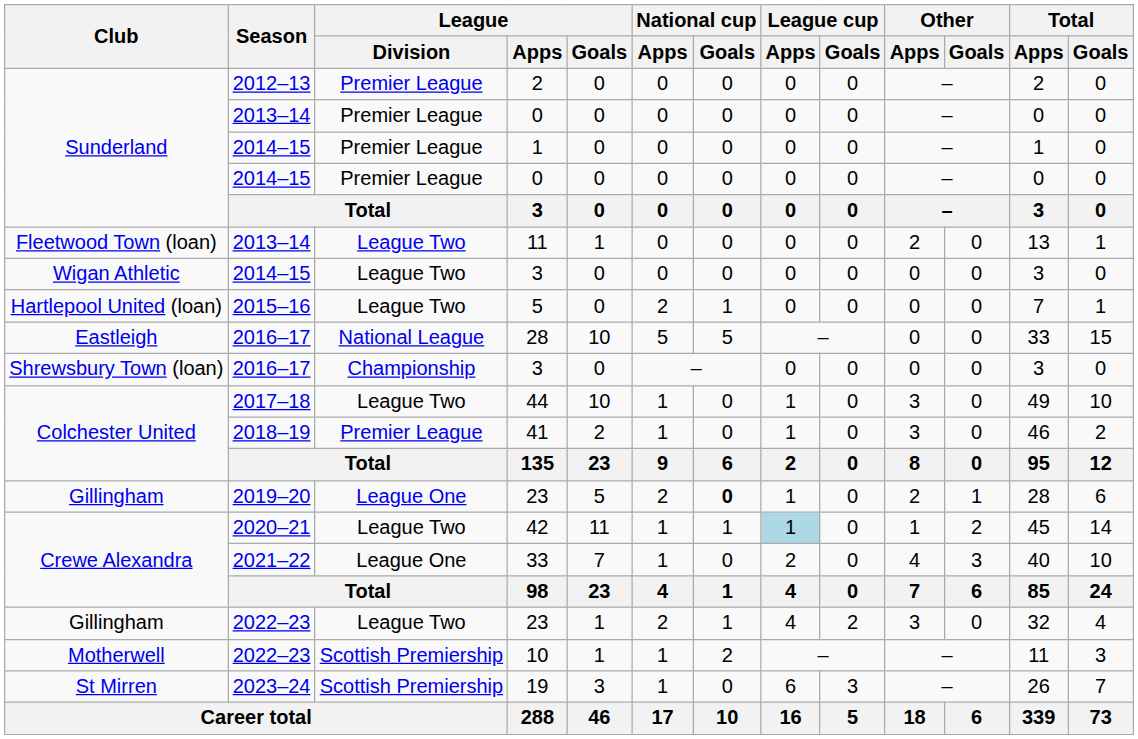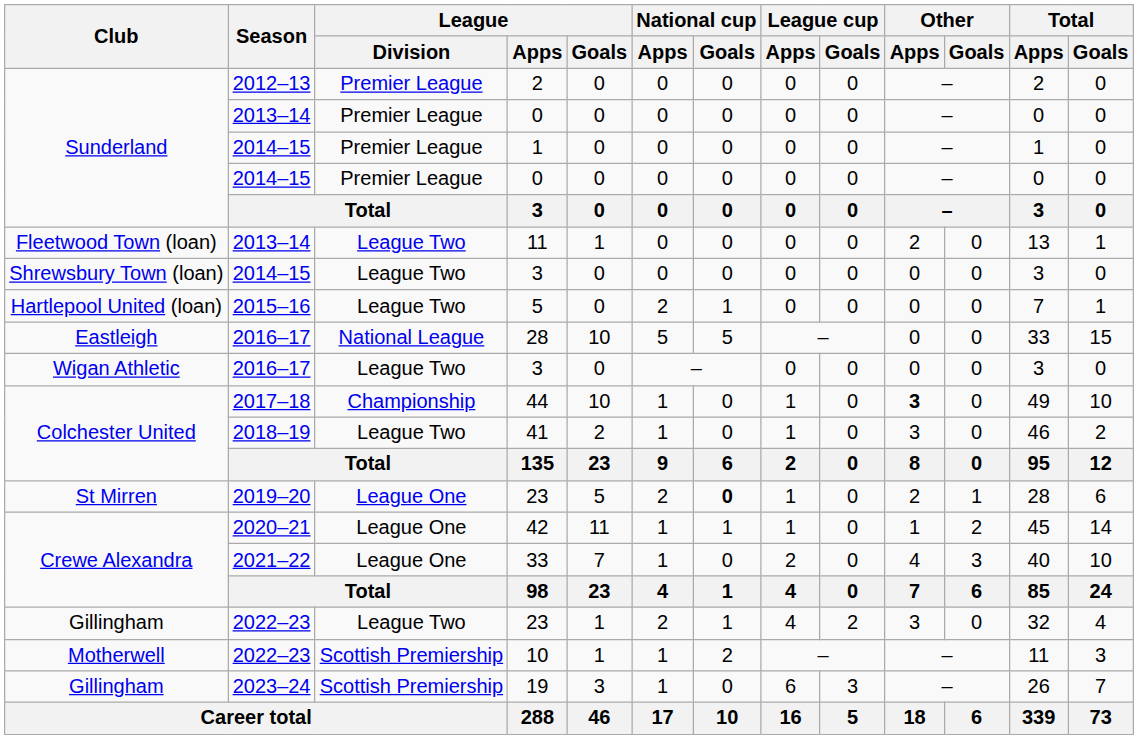(116, 274) Wigan Athletic -> (116, 274) Shrewsbury Town (loan)
(116, 369) Shrewsbury Town (loan) -> (116, 369) Wigan Athletic
(411, 369) Championship -> (411, 369) League Two
(411, 400) League Two -> (411, 400) Championship
(915, 400) normal -> (915, 400) bold
(411, 432) Premier League -> (411, 432) League Two
(116, 496) Gillingham -> (116, 496) St Mirren
(411, 527) League Two -> (411, 527) League One
(791, 527) lightblue background -> (791, 527) no background
(116, 686) St Mirren -> (116, 686) Gillingham
